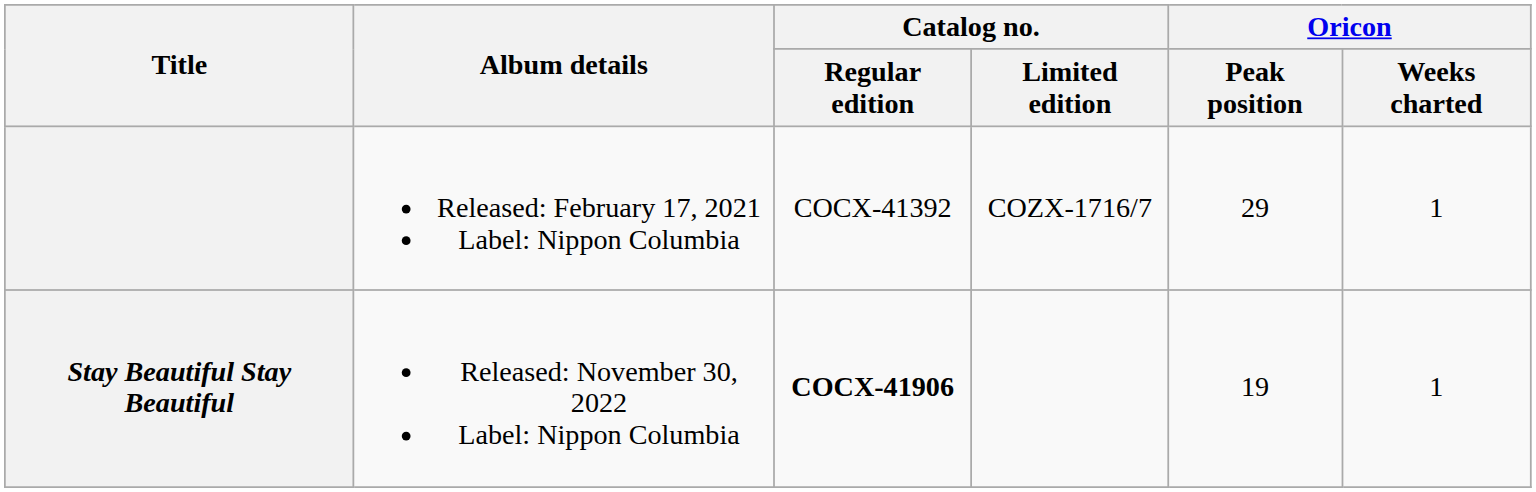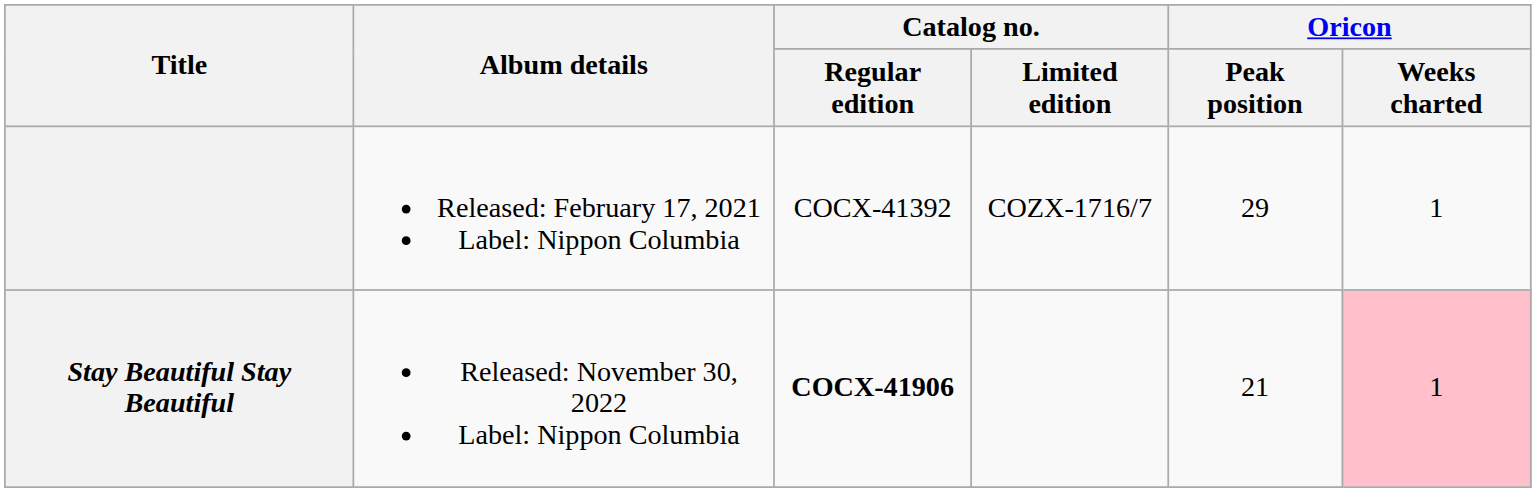(1255, 387) 19 -> (1255, 387) 21
(1436, 387) no background -> (1436, 387) pink background
